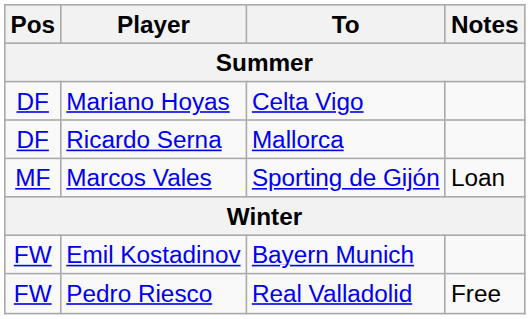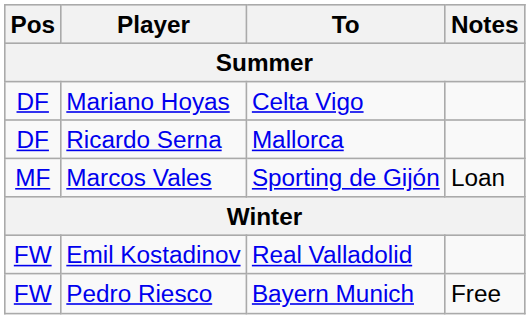(333, 255) Bayern Munich -> (332, 255) Real Valladolid
(332, 294) Real Valladolid -> (333, 294) Bayern Munich
